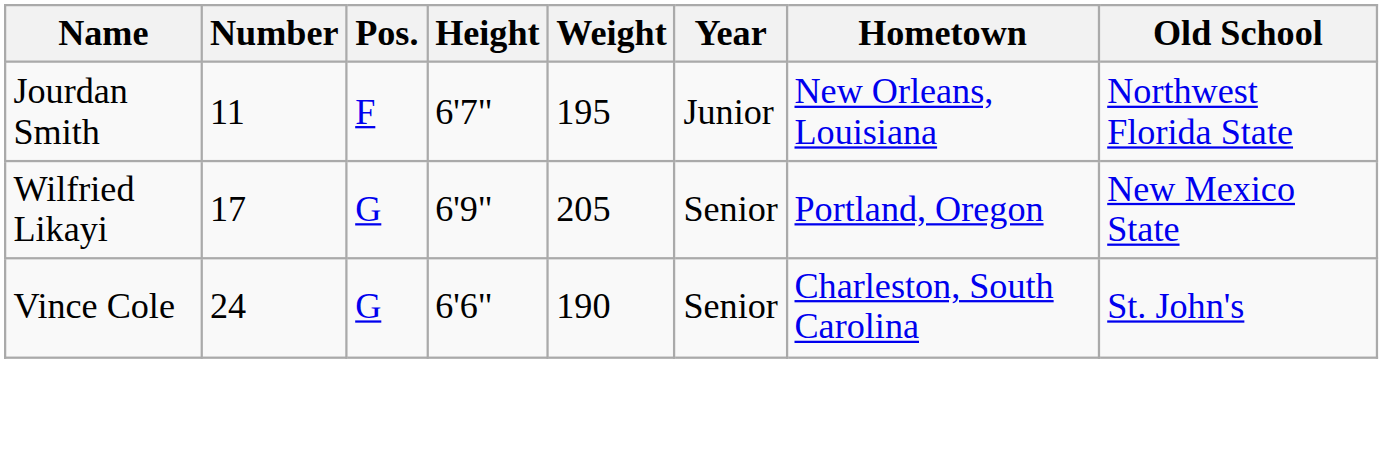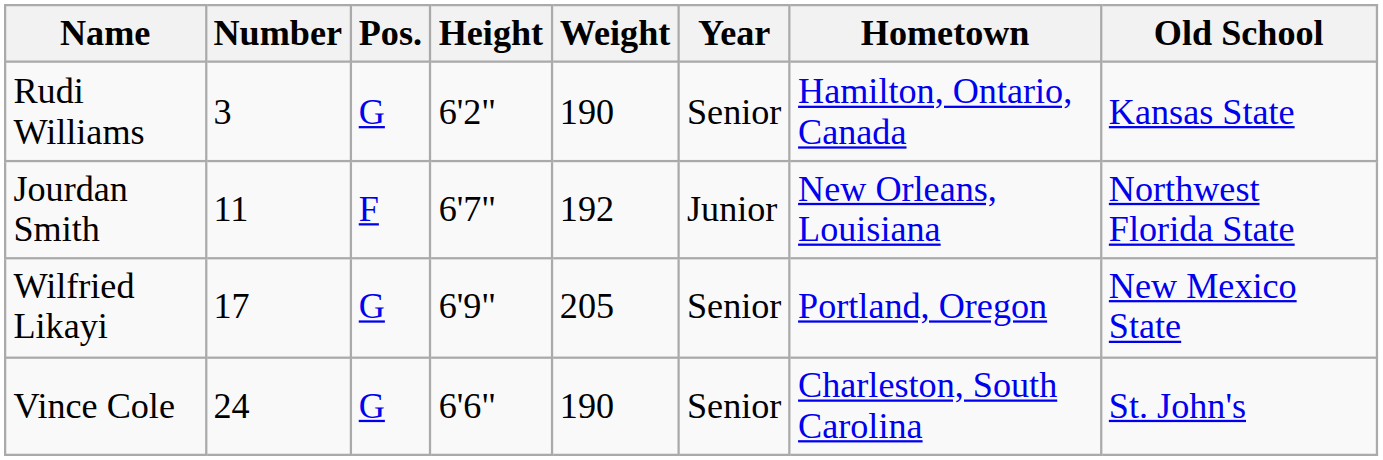+ row: (79, 110)
(583, 110) 195 -> (587, 208) 192
